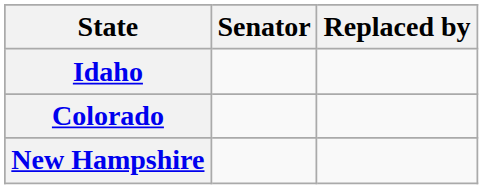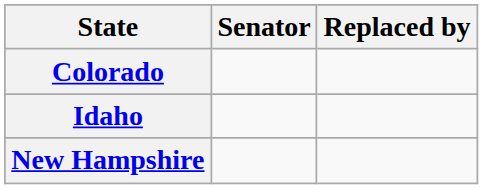rows swapped: (108, 115) <-> (108, 71)
